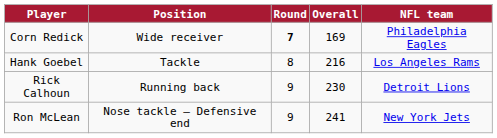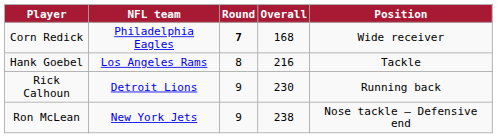columns swapped: (180, 13) <-> (427, 13)
(335, 38) 169 -> (284, 38) 168
(335, 117) 241 -> (284, 117) 238
